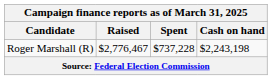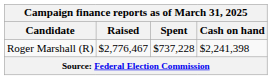(225, 48) $2,243,198 -> (225, 48) $2,241,398
